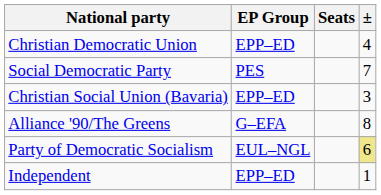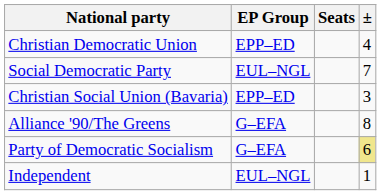(250, 70) PES -> (273, 70) EUL–NGL
(273, 149) EUL–NGL -> (261, 149) G–EFA
(265, 176) EPP–ED -> (273, 176) EUL–NGL
